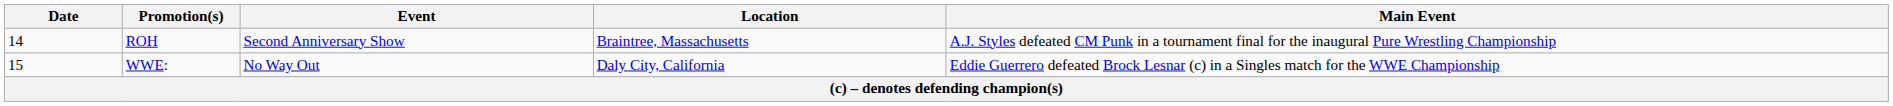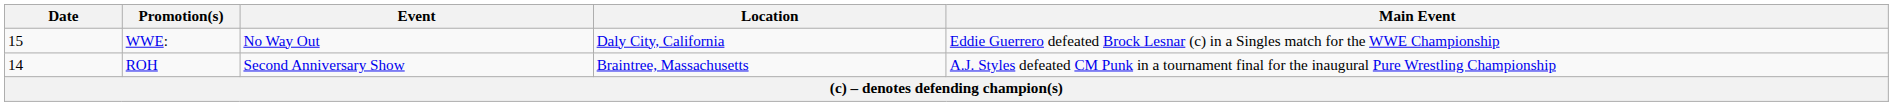rows swapped: (142, 40) <-> (147, 64)
